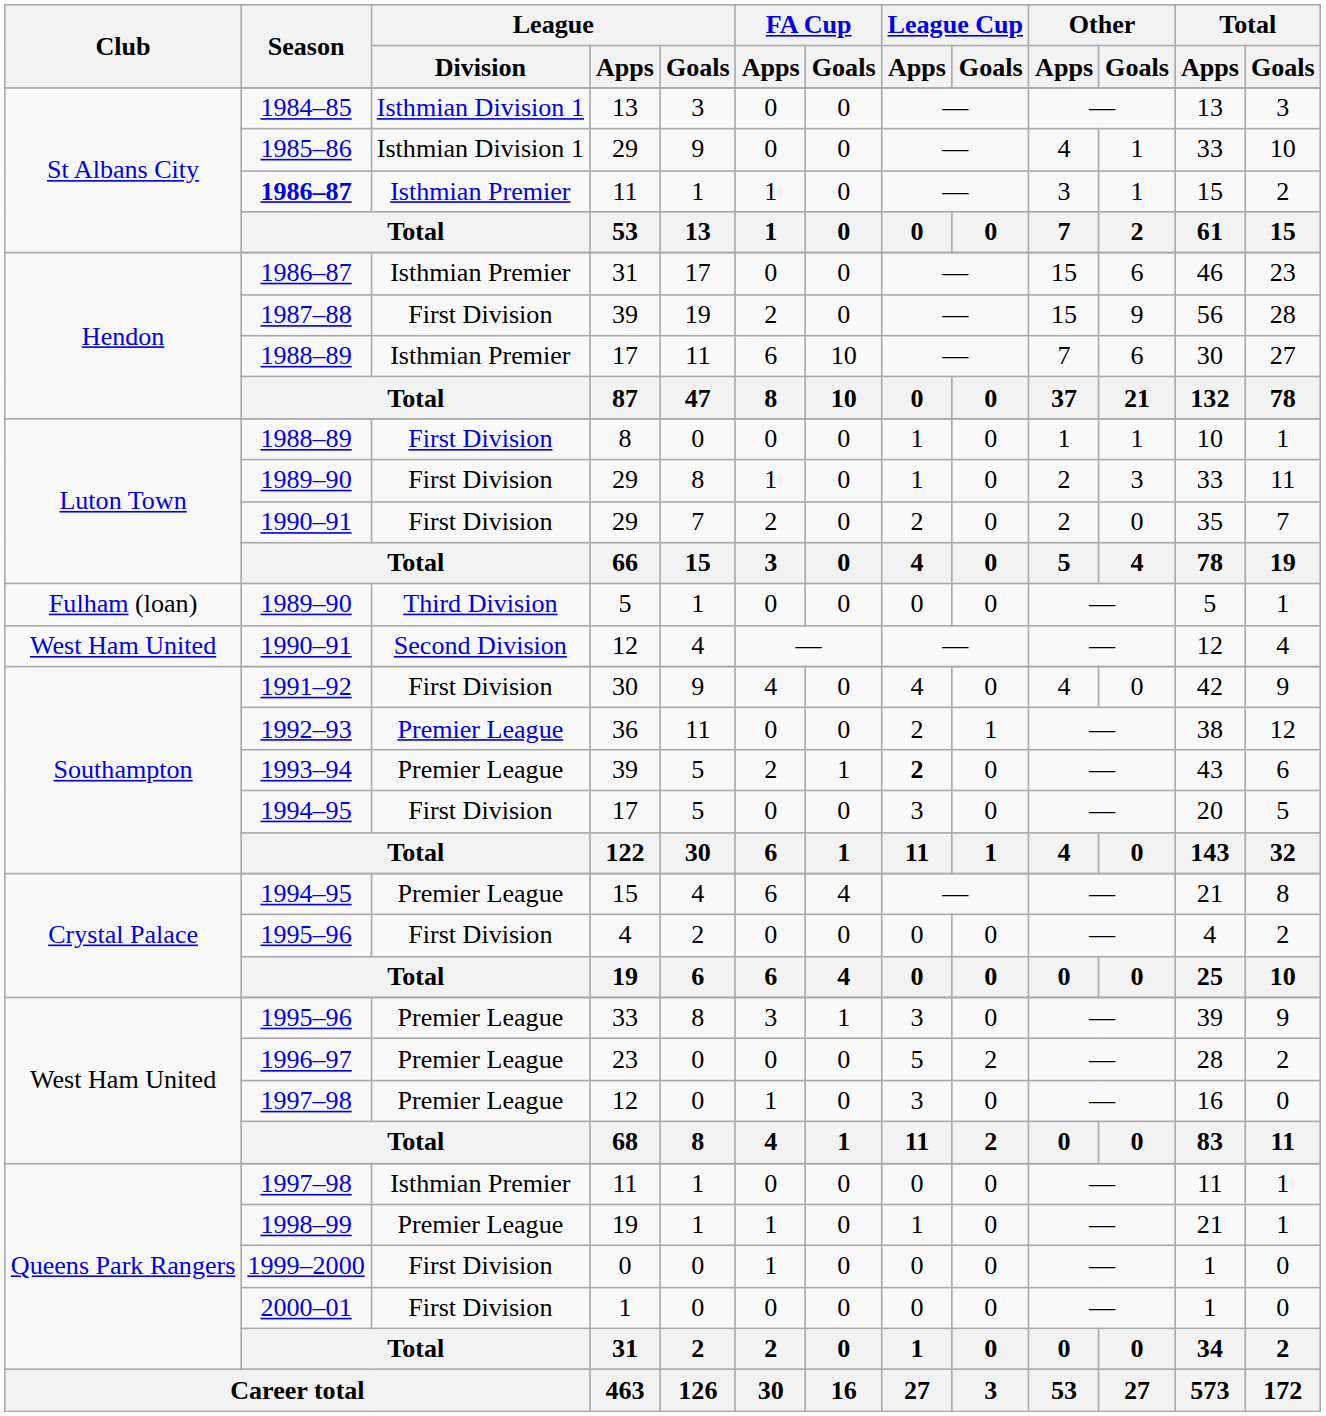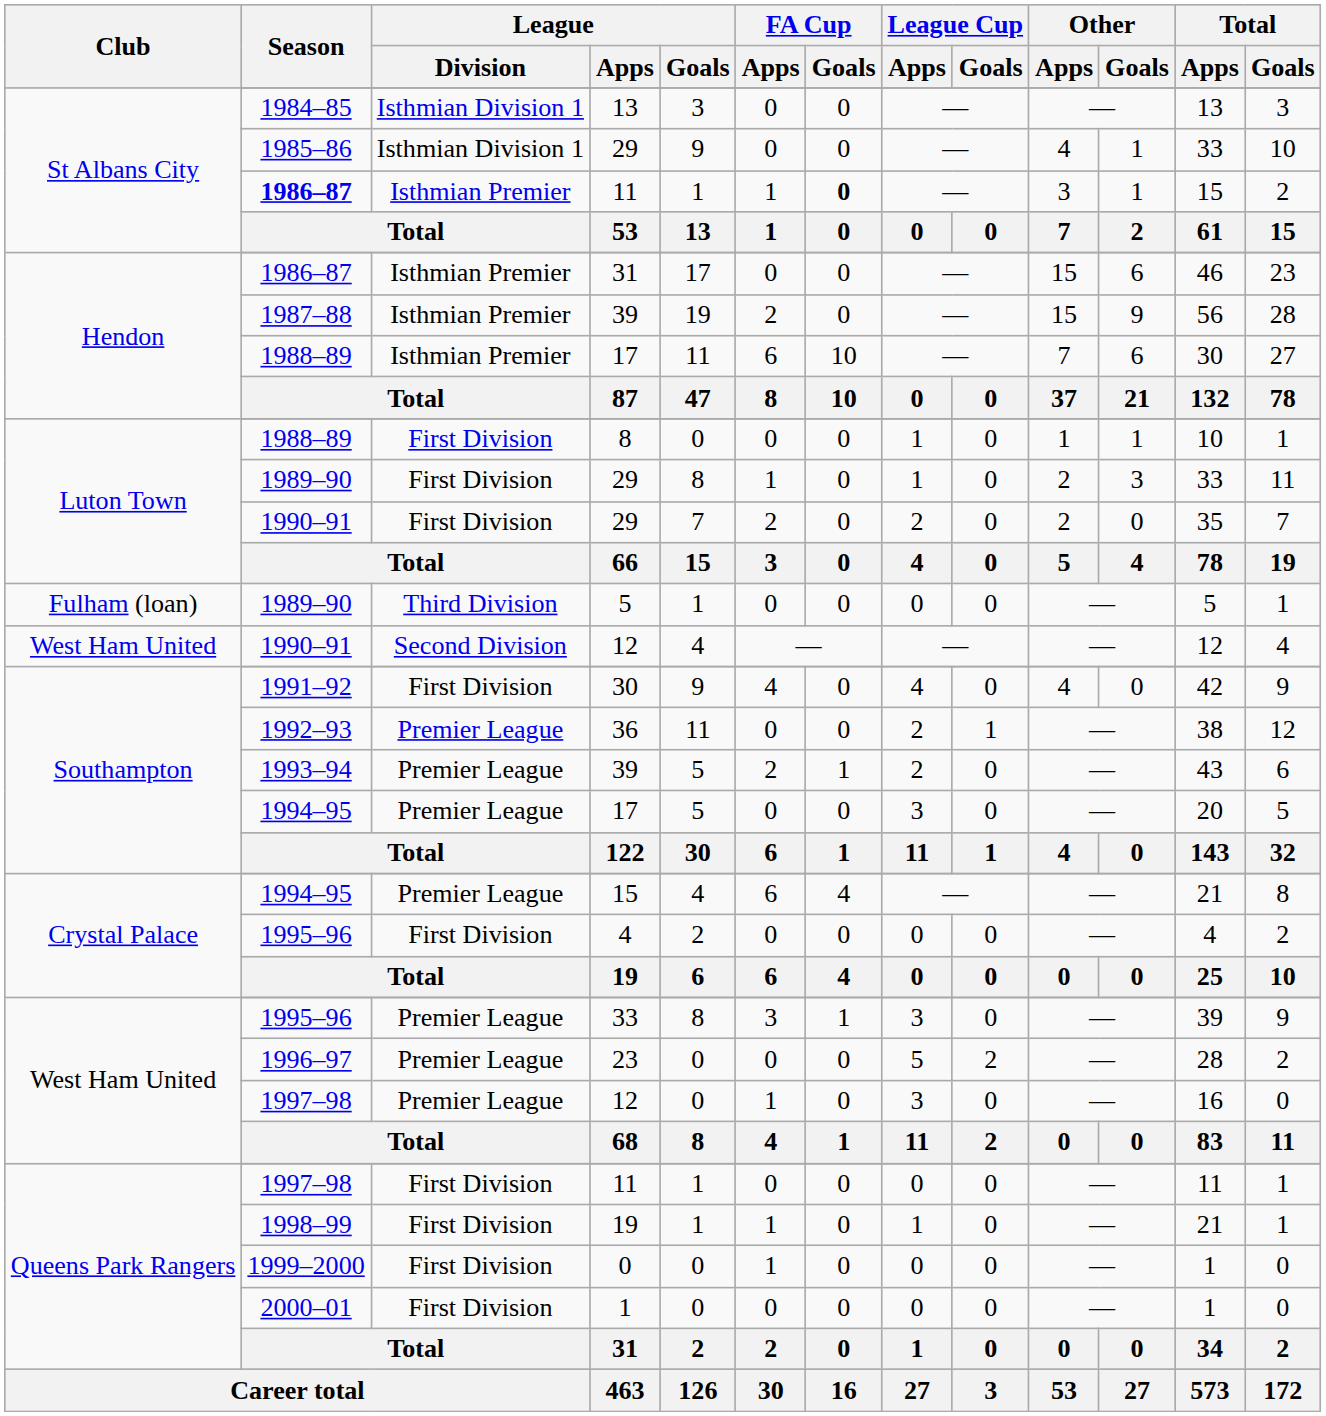(844, 190) normal -> (844, 190) bold
(480, 314) First Division -> (480, 314) Isthmian Premier
(917, 769) bold -> (917, 769) normal
(480, 811) First Division -> (480, 811) Premier League
(480, 1183) Isthmian Premier -> (480, 1183) First Division
(480, 1224) Premier League -> (480, 1224) First Division
